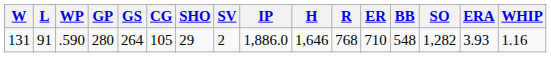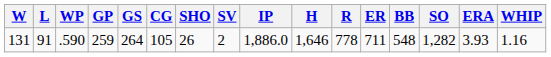(103, 39) 280 -> (103, 39) 259
(187, 39) 29 -> (187, 39) 26
(346, 39) 768 -> (346, 39) 778
(376, 39) 710 -> (375, 39) 711
